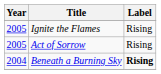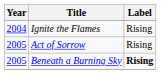(16, 29) 2005 -> (16, 29) 2004
(16, 61) 2004 -> (16, 61) 2005
